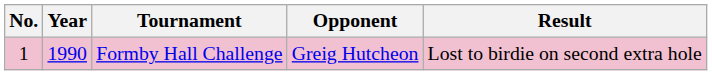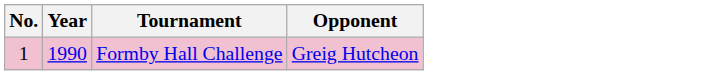- column: (565, 20)
